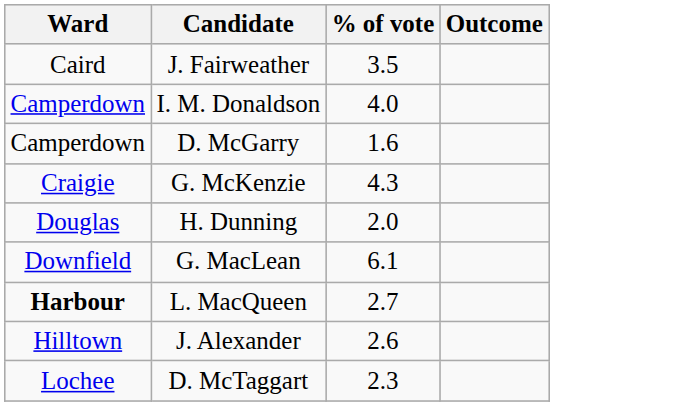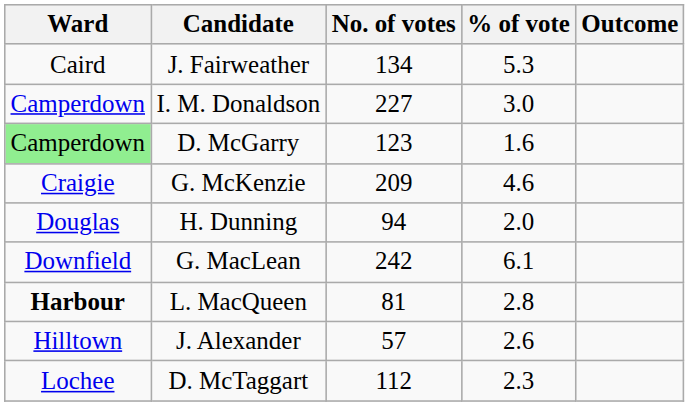+ column: (394, 24)
(383, 63) 3.5 -> (519, 63) 5.3
(383, 103) 4.0 -> (519, 103) 3.0
(78, 143) no background -> (78, 143) lightgreen background
(383, 182) 4.3 -> (519, 182) 4.6
(383, 301) 2.7 -> (519, 301) 2.8
